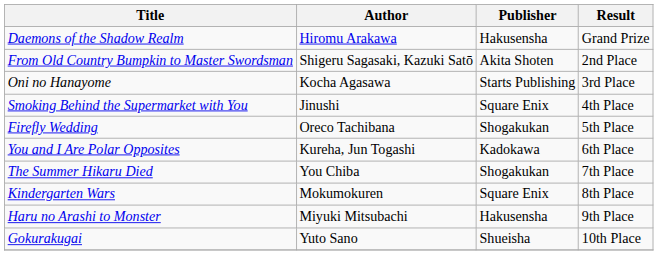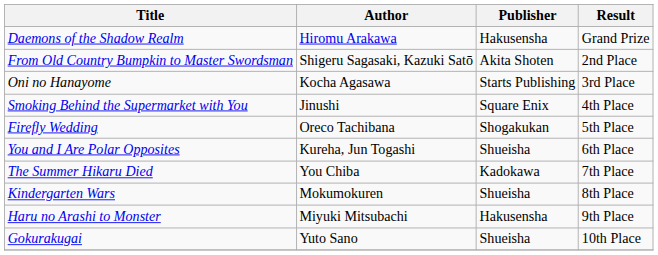(510, 149) Kadokawa -> (505, 149) Shueisha
(514, 171) Shogakukan -> (510, 171) Kadokawa
(514, 194) Square Enix -> (505, 194) Shueisha
